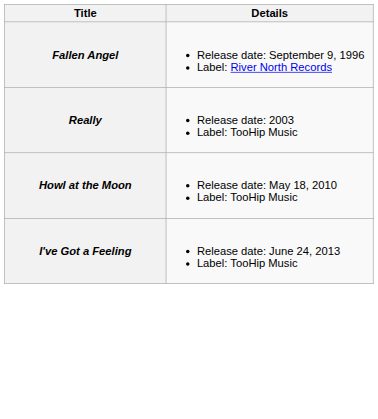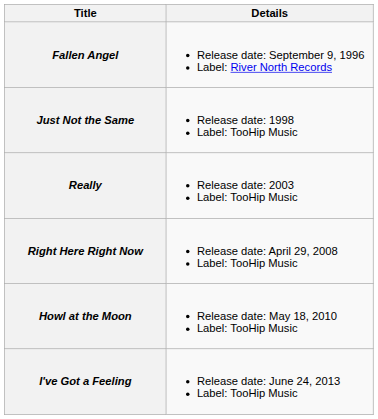+ row: (85, 120)
+ row: (85, 251)
